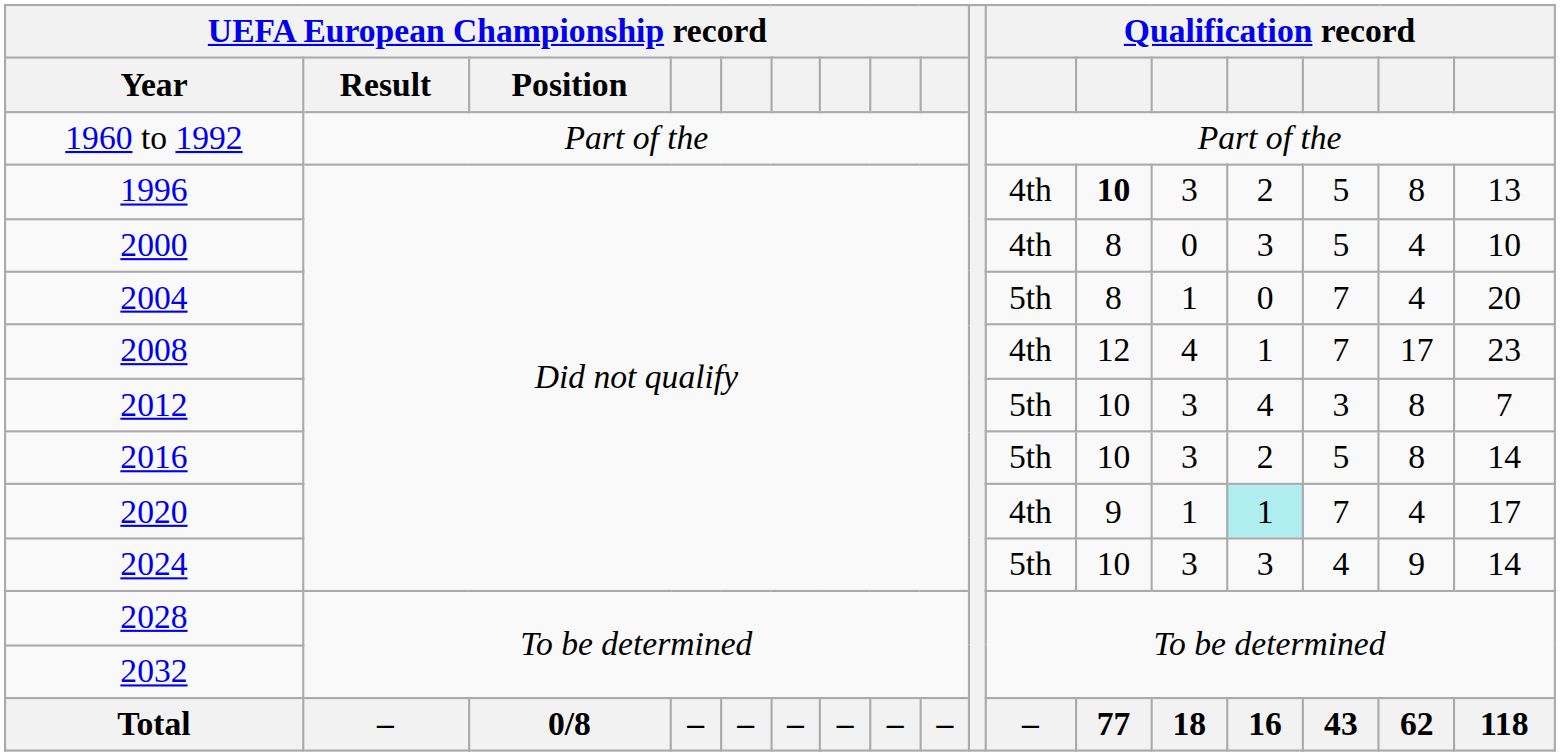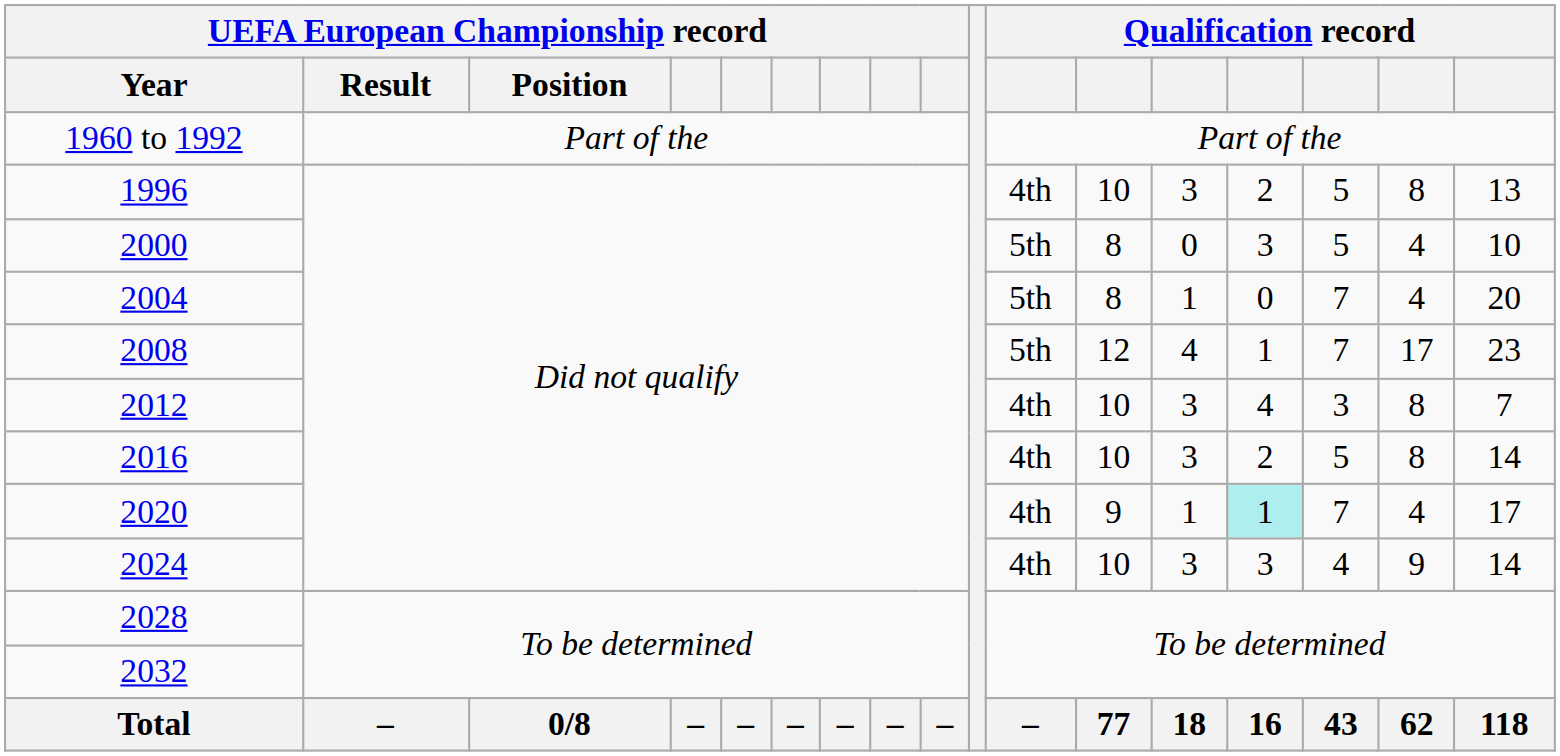(1113, 191) bold -> (1113, 191) normal
(1030, 244) 4th -> (1030, 244) 5th
(1030, 350) 4th -> (1030, 350) 5th
(1030, 404) 5th -> (1030, 404) 4th
(1030, 457) 5th -> (1030, 457) 4th
(1030, 564) 5th -> (1030, 564) 4th
